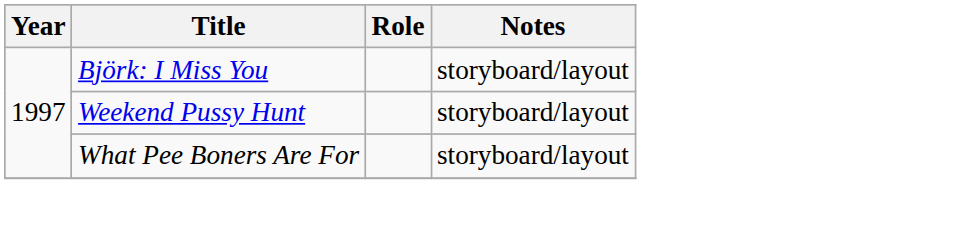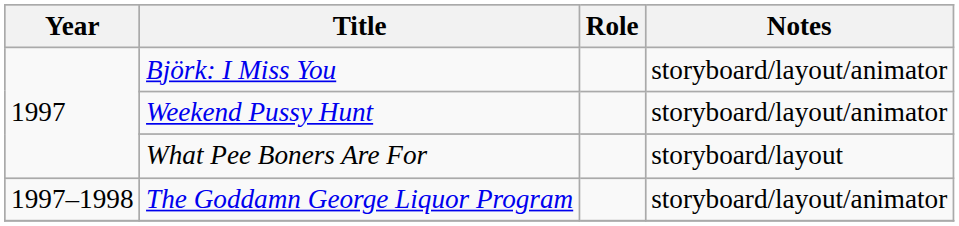(533, 69) storyboard/layout -> (799, 69) storyboard/layout/animator
(533, 112) storyboard/layout -> (799, 112) storyboard/layout/animator
+ row: (360, 198)
